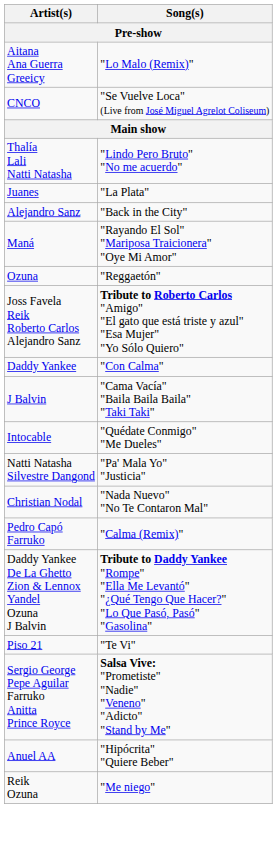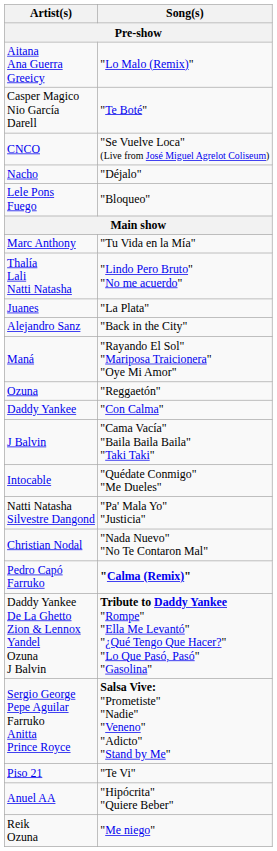+ row: (43, 110)
+ row: (23, 174)
+ row: (31, 199)
+ row: (41, 244)
- row: (44, 321)
(142, 534) normal -> (146, 577) bold
rows swapped: (25, 644) <-> (41, 697)
